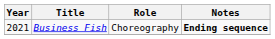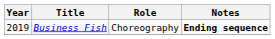(18, 27) 2021 -> (18, 27) 2019
